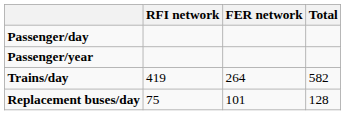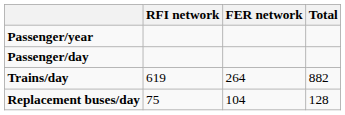rows swapped: (48, 36) <-> (50, 57)
(156, 78) 419 -> (156, 78) 619
(319, 78) 582 -> (319, 78) 882
(236, 99) 101 -> (236, 99) 104
